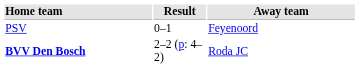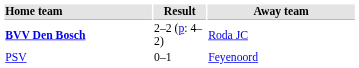rows swapped: (45, 51) <-> (16, 28)
